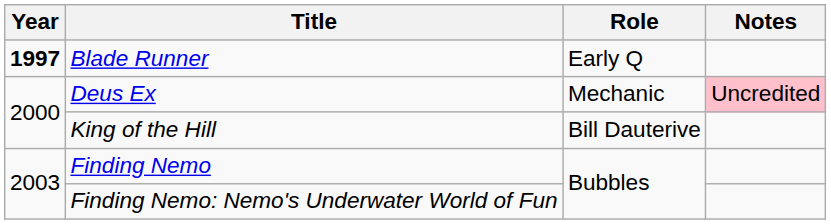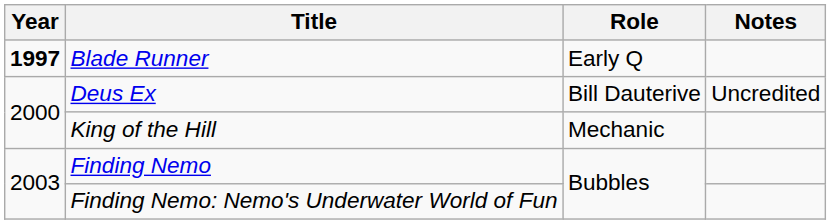(616, 93) Mechanic -> (634, 93) Bill Dauterive
(766, 93) pink background -> (766, 93) no background
(634, 129) Bill Dauterive -> (616, 129) Mechanic
